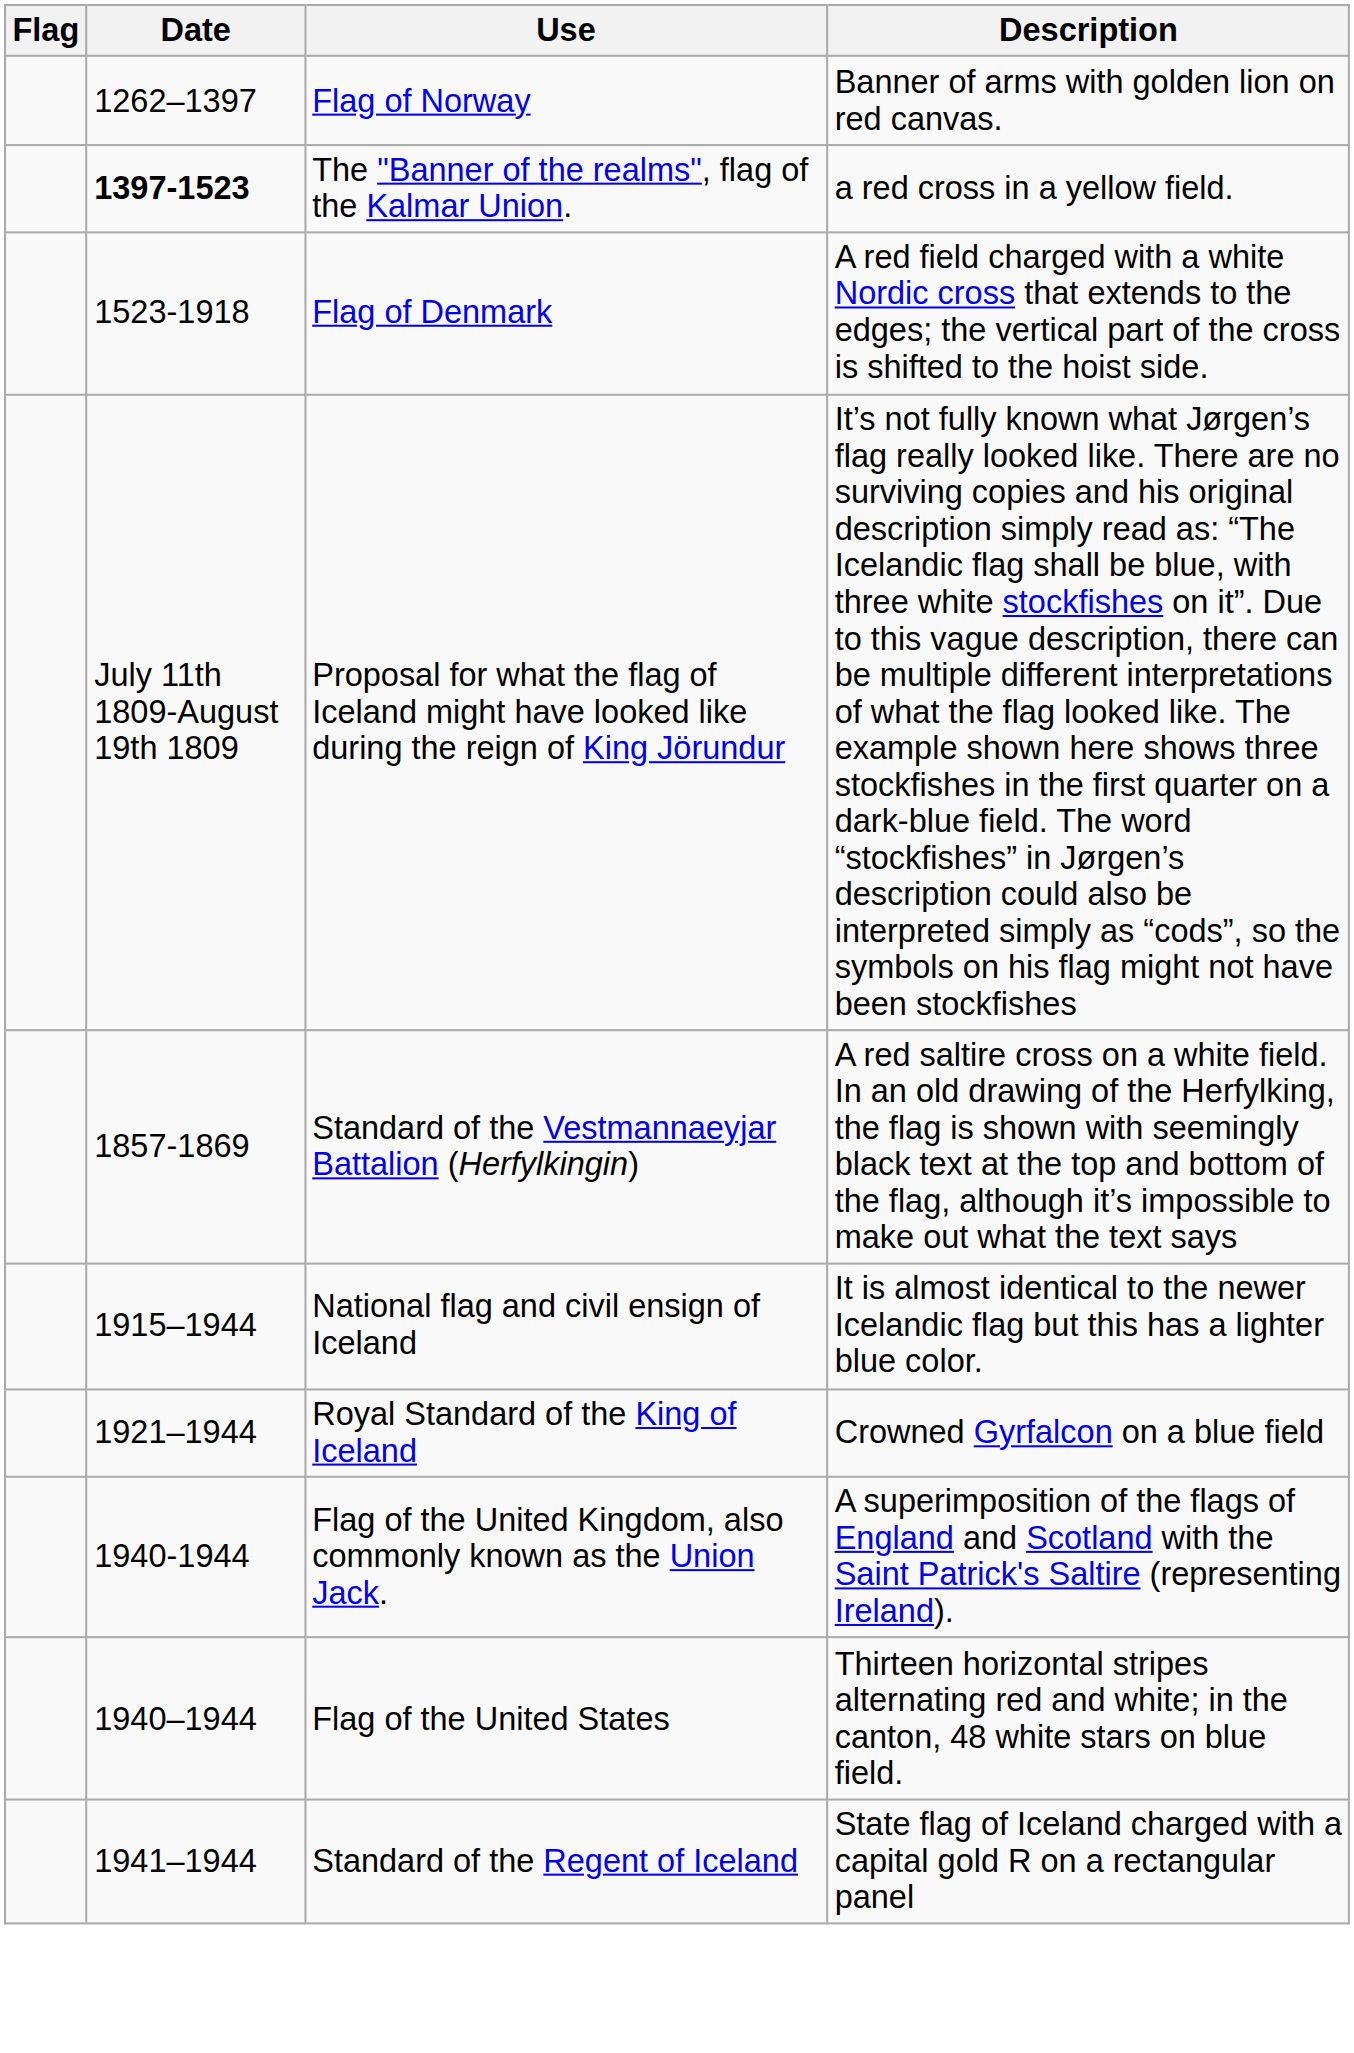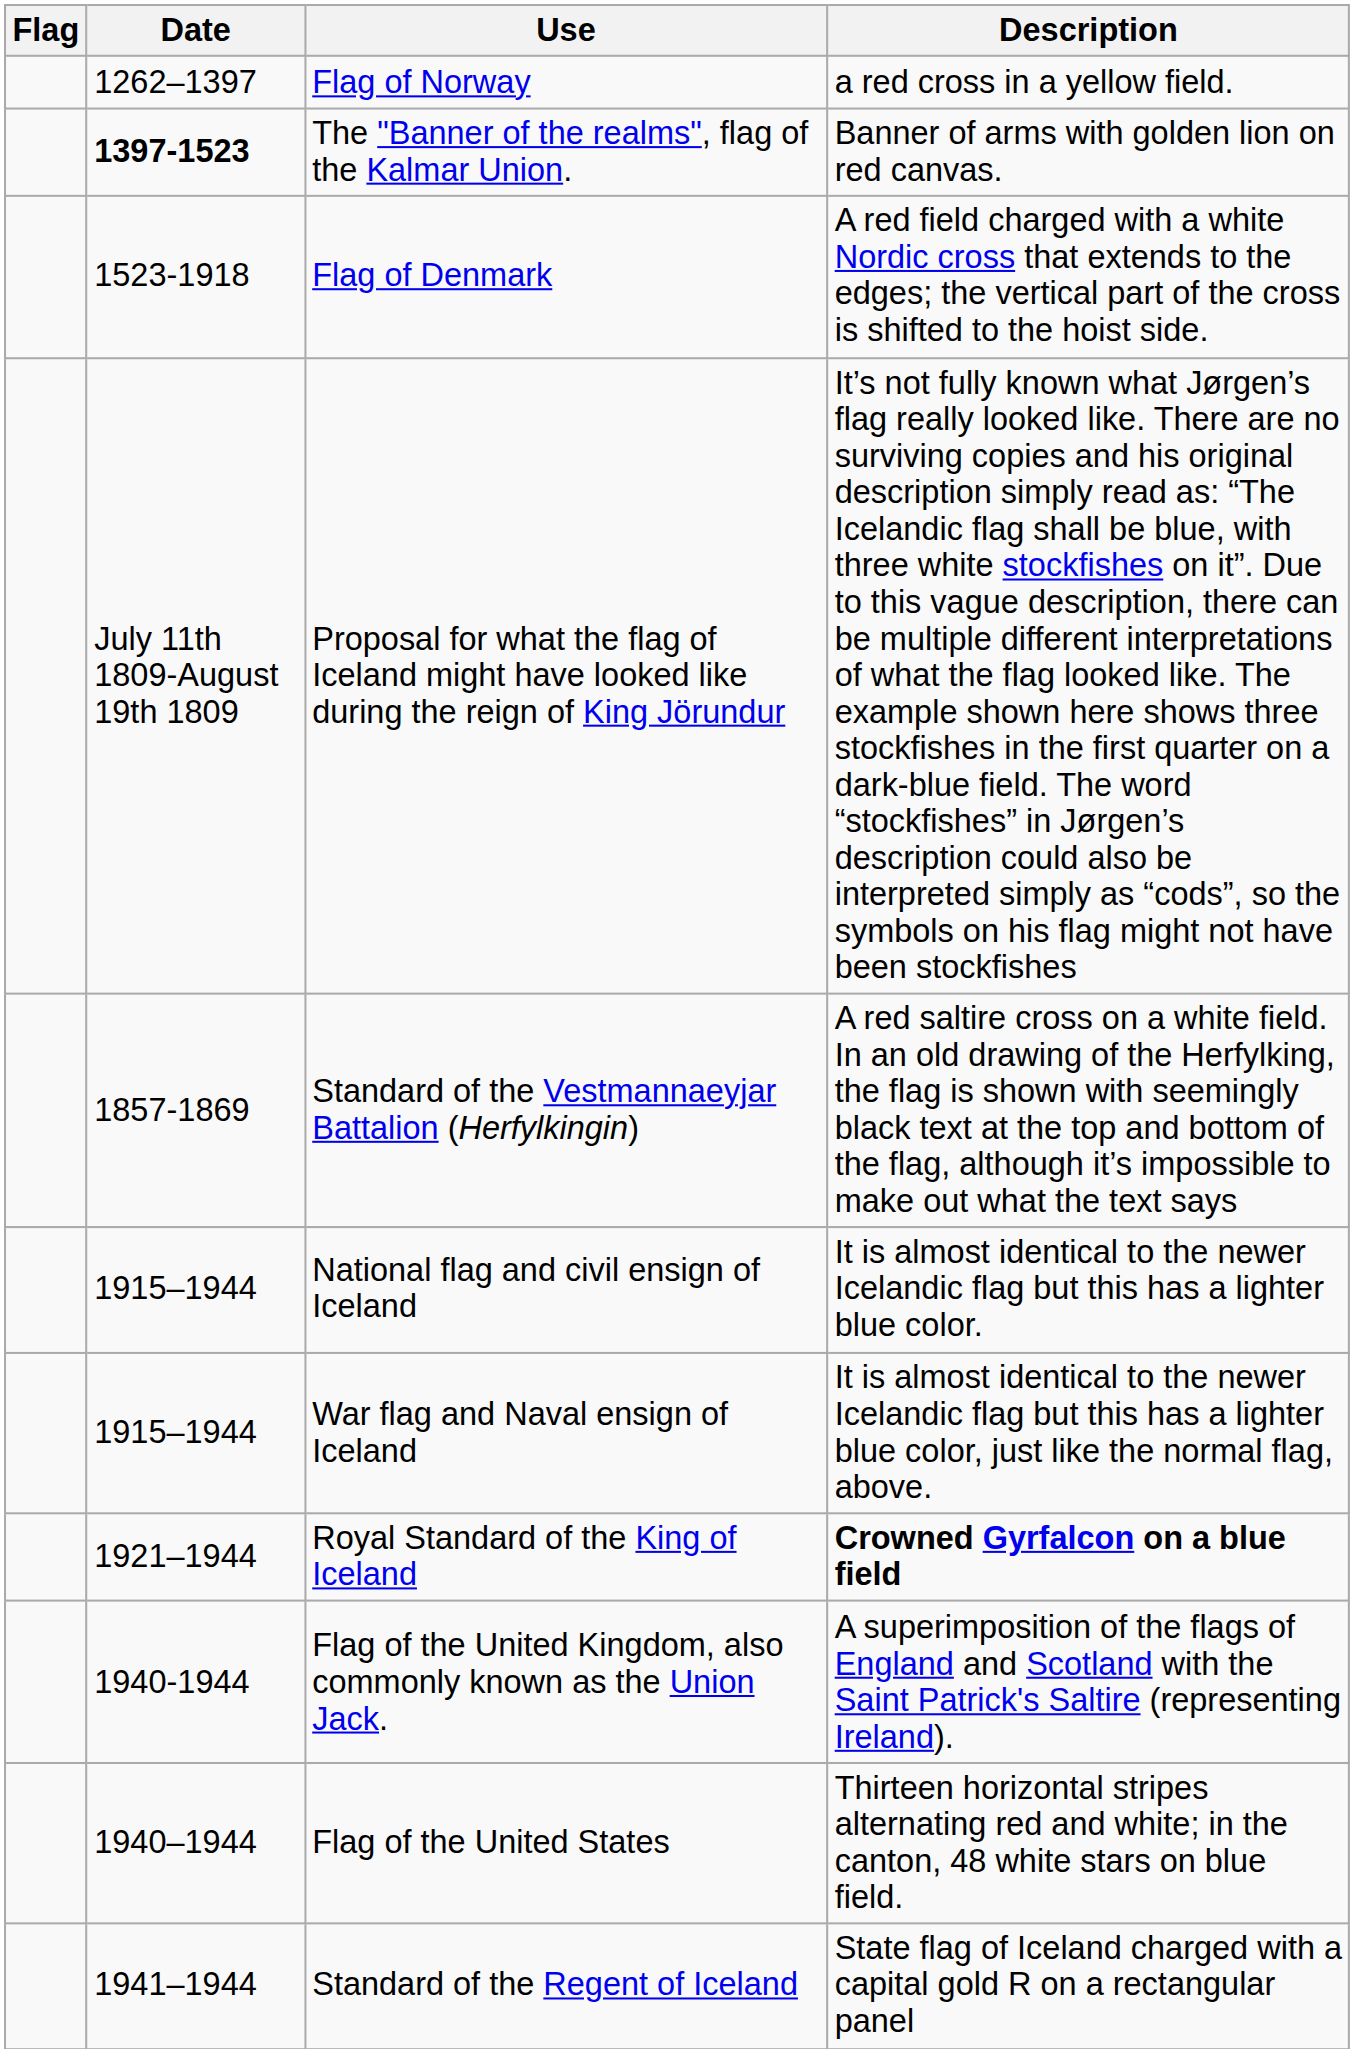(1085, 100) Banner of arms with golden lion on red canvas. -> (1034, 81) a red cross in a yellow field.
(1034, 188) a red cross in a yellow field. -> (1085, 151) Banner of arms with golden lion on red canvas.
+ row: (520, 1432)
(1079, 1432) normal -> (1060, 1556) bold
